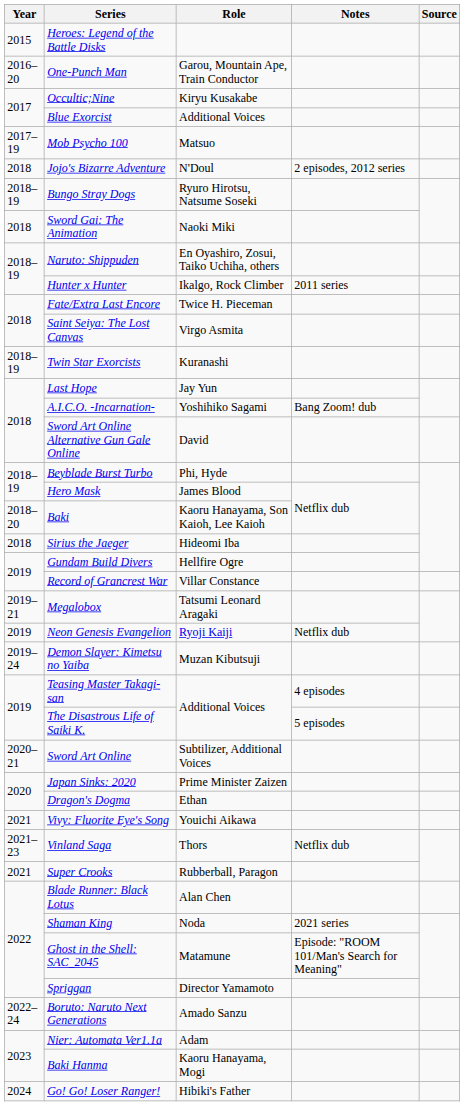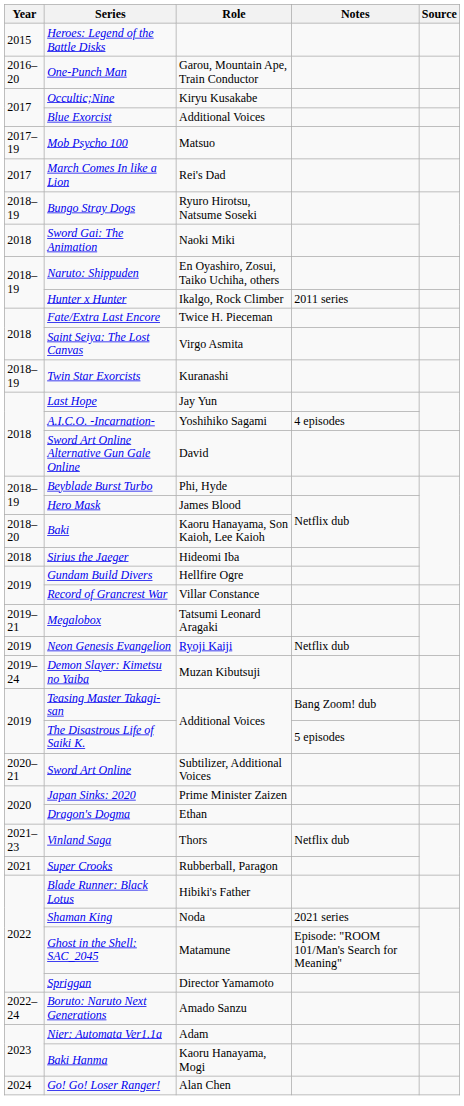+ row: (102, 175)
- row: (106, 168)
(335, 407) Bang Zoom! dub -> (320, 420) 4 episodes
(320, 691) 4 episodes -> (335, 704) Bang Zoom! dub
- row: (108, 819)
(205, 897) Alan Chen -> (215, 891) Hibiki's Father
(215, 1091) Hibiki's Father -> (205, 1085) Alan Chen
